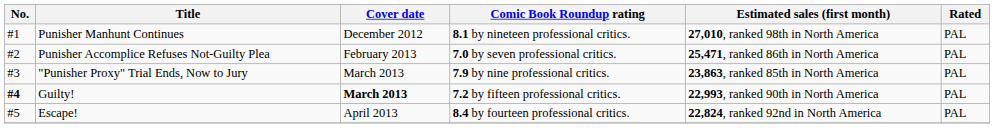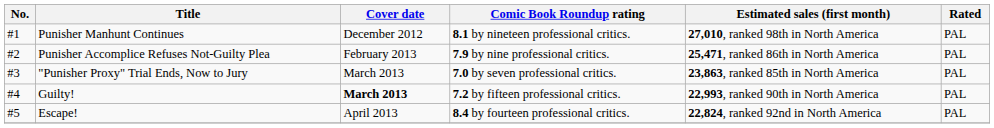(535, 53) 7.0 by seven professional critics. -> (531, 53) 7.9 by nine professional critics.
(531, 73) 7.9 by nine professional critics. -> (535, 73) 7.0 by seven professional critics.
(14, 93) bold -> (14, 93) normal
